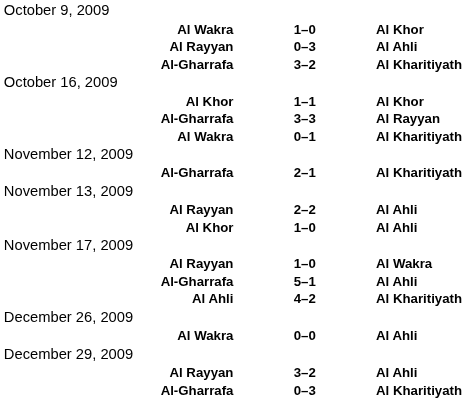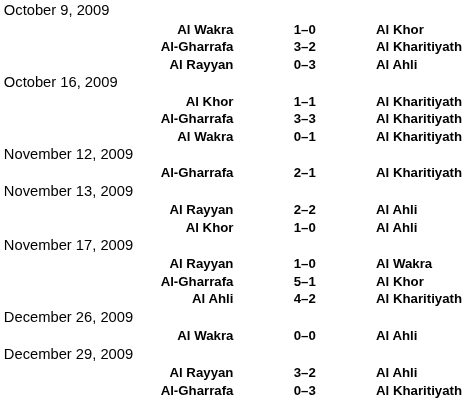rows swapped: (197, 64) <-> (201, 47)
(400, 101) Al Khor -> (419, 101) Al Kharitiyath
(408, 119) Al Rayyan -> (419, 119) Al Kharitiyath
(397, 281) Al Ahli -> (400, 281) Al Khor
